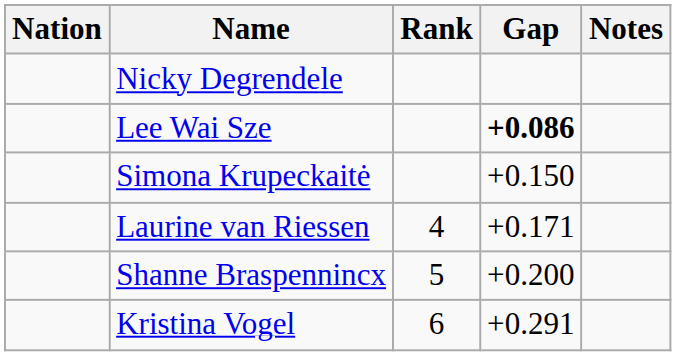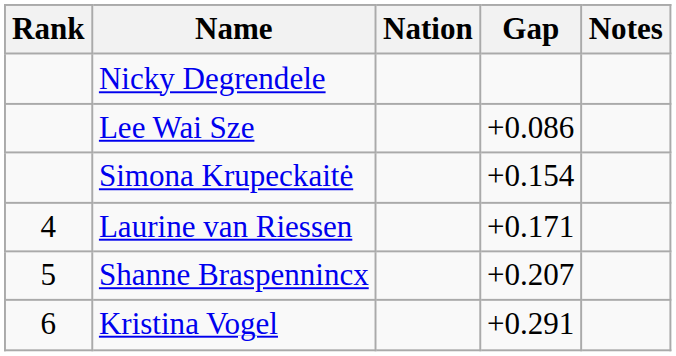columns swapped: (436, 29) <-> (57, 29)
(531, 127) bold -> (531, 127) normal
(531, 176) +0.150 -> (531, 176) +0.154
(531, 275) +0.200 -> (531, 275) +0.207
